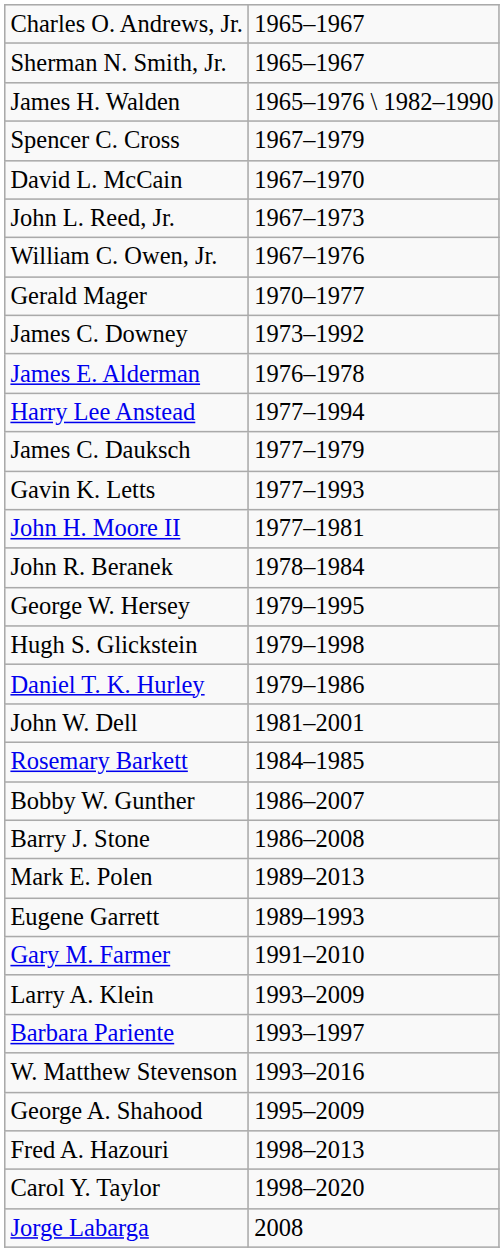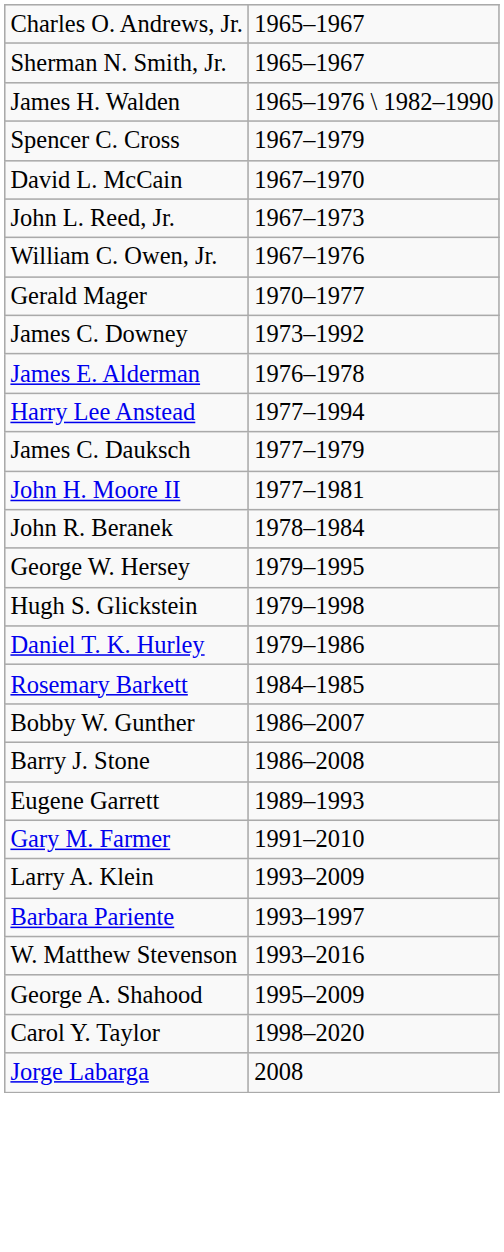- row: (83, 489)
- row: (74, 722)
- row: (81, 878)
- row: (90, 1149)
